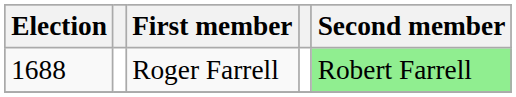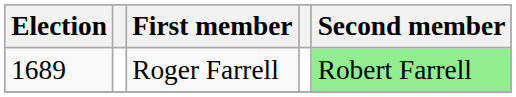(39, 69) 1688 -> (39, 69) 1689
